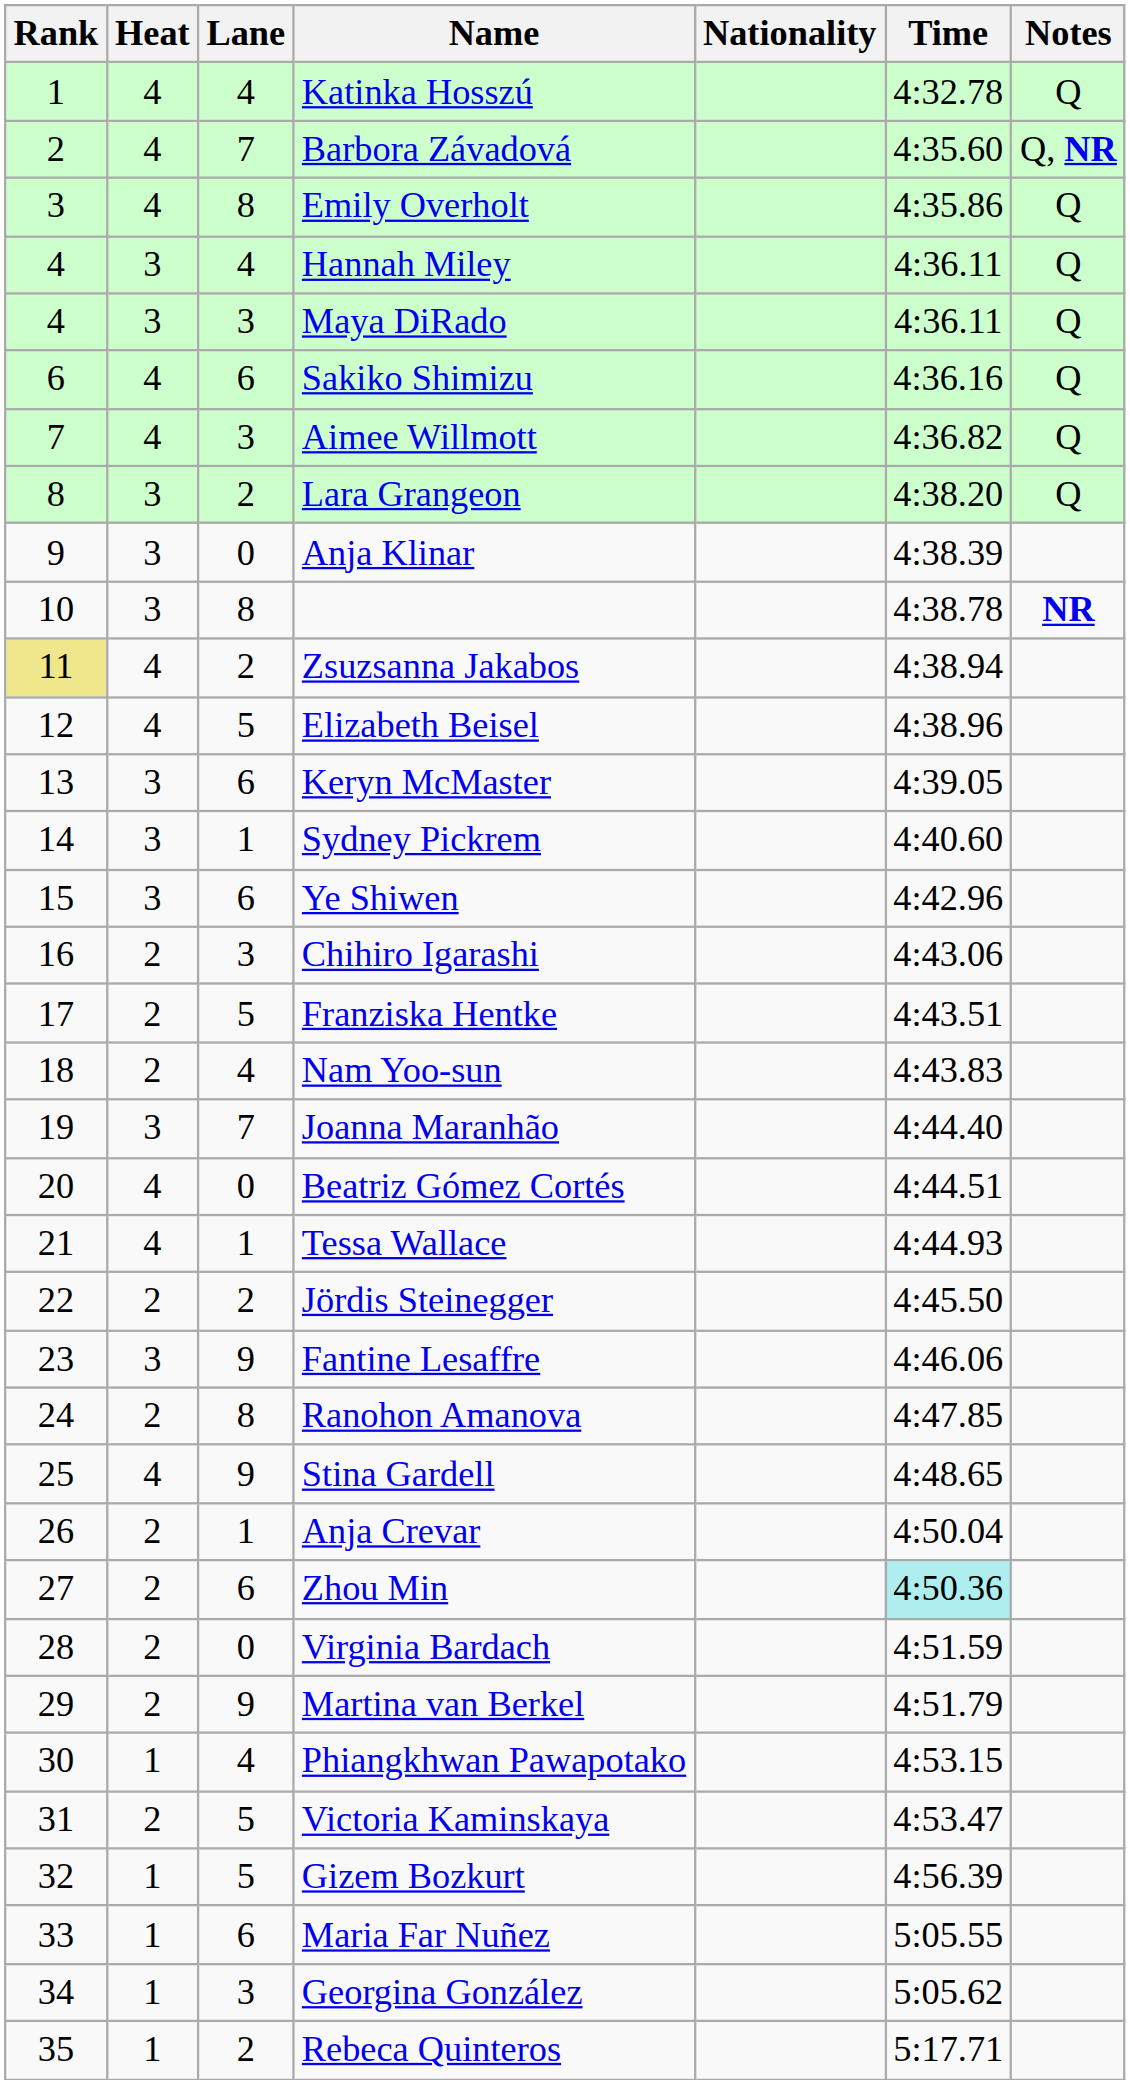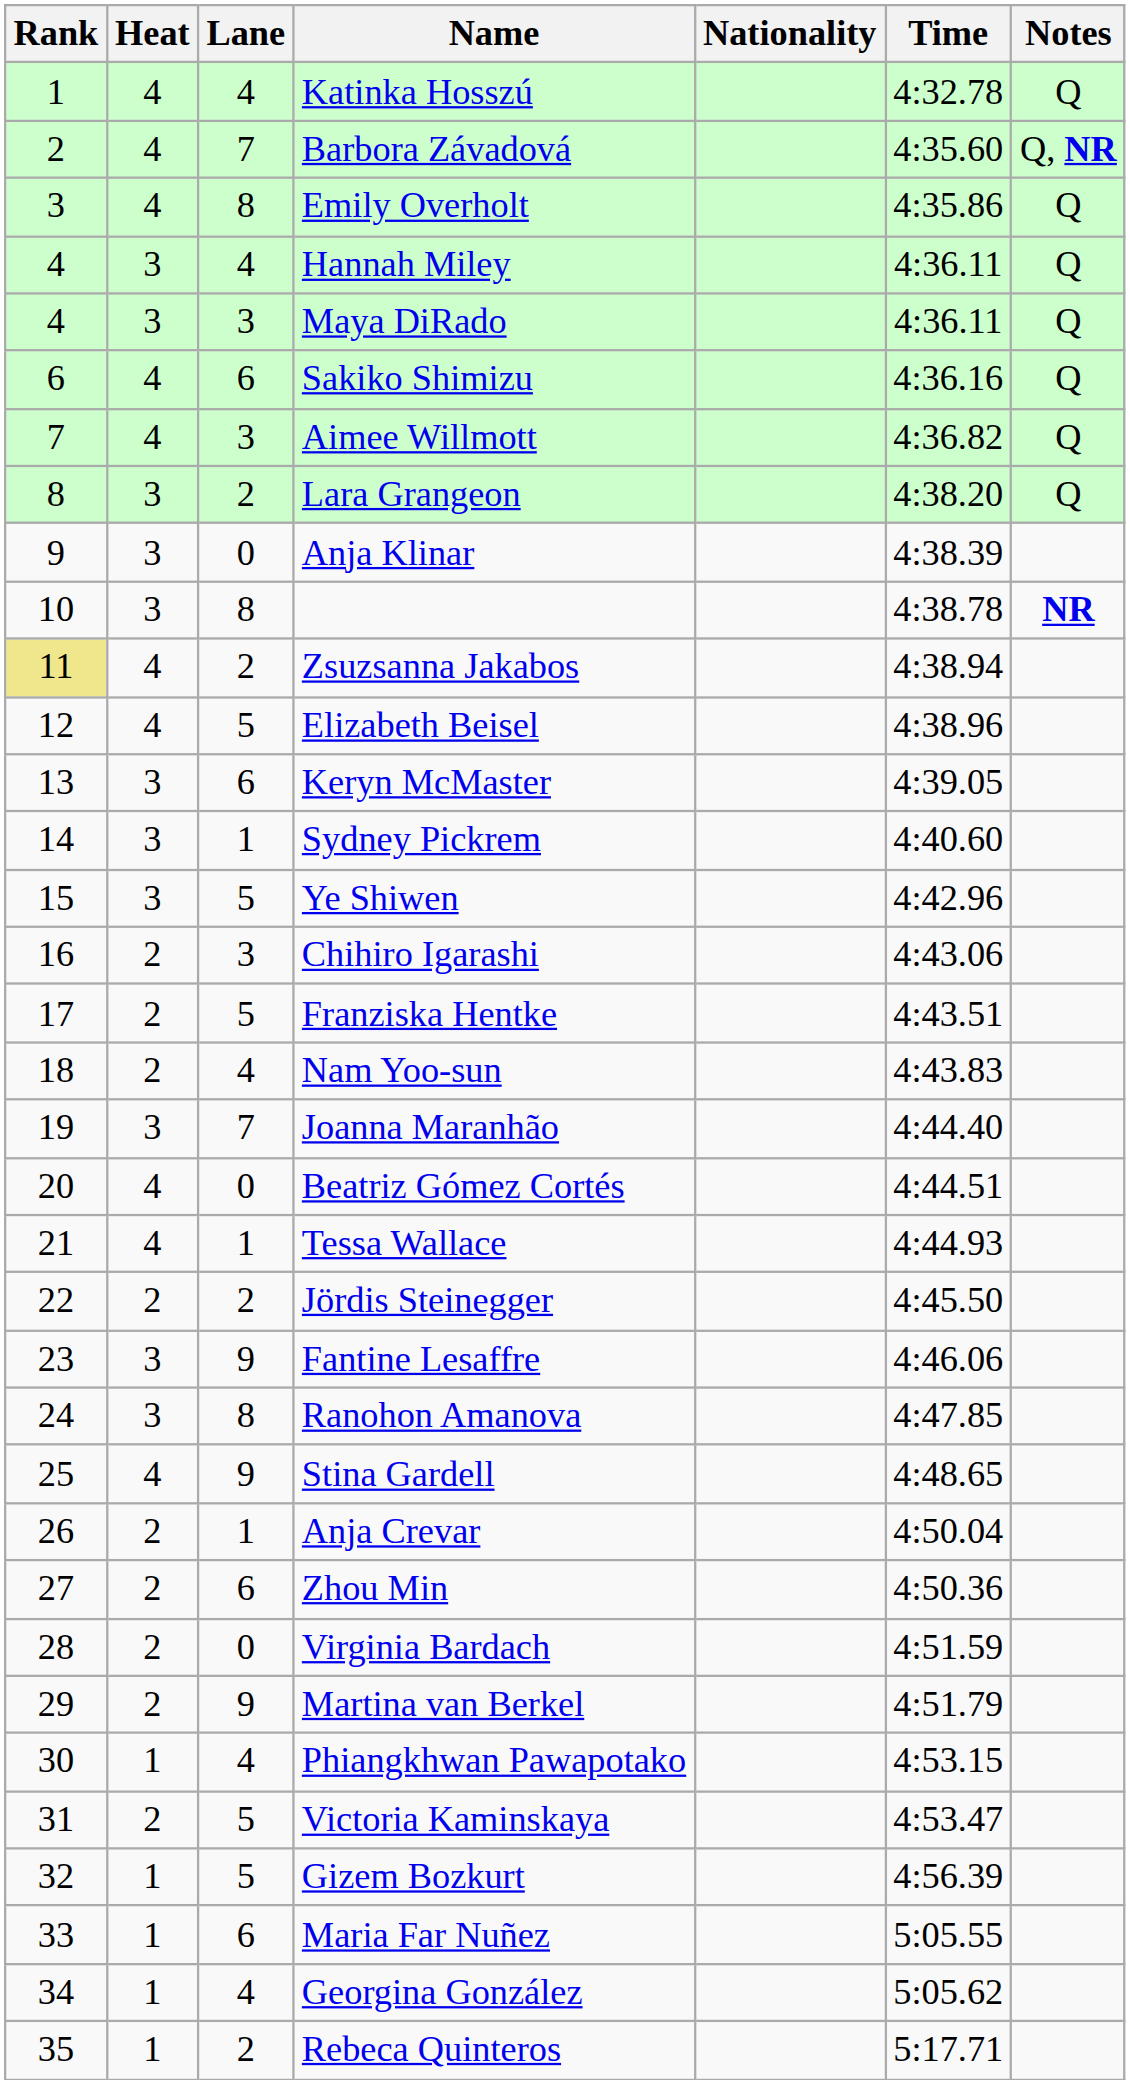(246, 897) 6 -> (246, 897) 5
(152, 1415) 2 -> (152, 1415) 3
(948, 1588) paleturquoise background -> (948, 1588) no background
(246, 1991) 3 -> (246, 1991) 4
